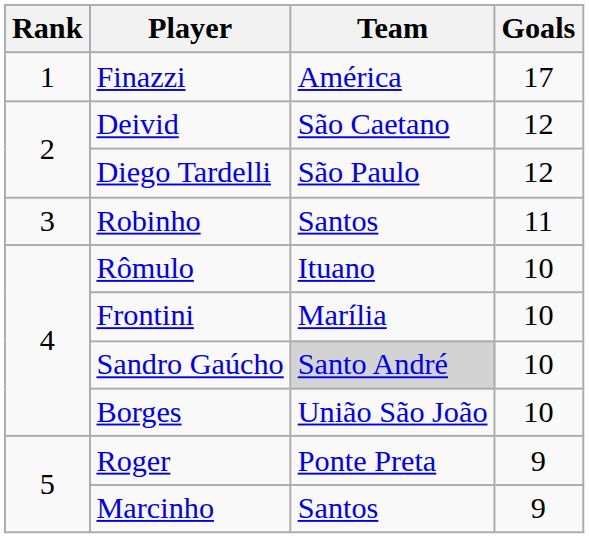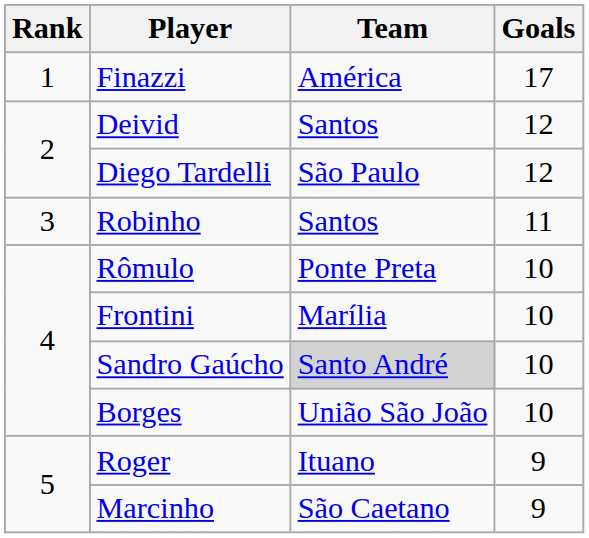(374, 124) São Caetano -> (338, 124) Santos
(336, 268) Ituano -> (367, 268) Ponte Preta
(367, 460) Ponte Preta -> (336, 460) Ituano
(338, 508) Santos -> (374, 508) São Caetano
